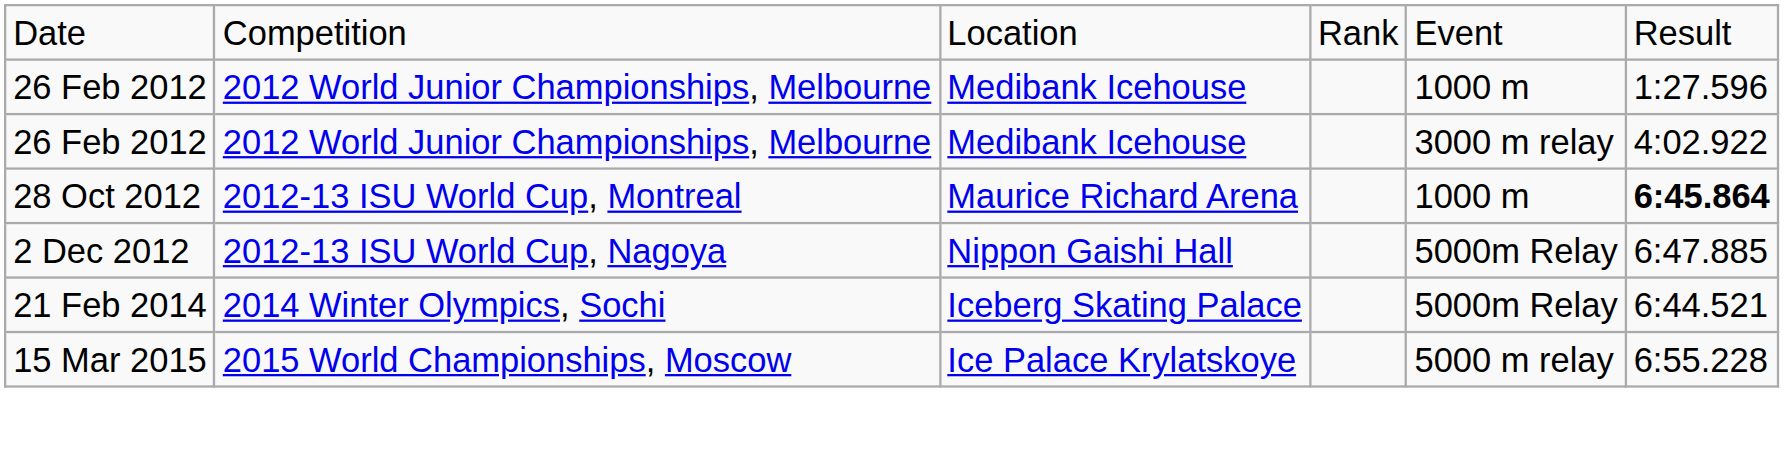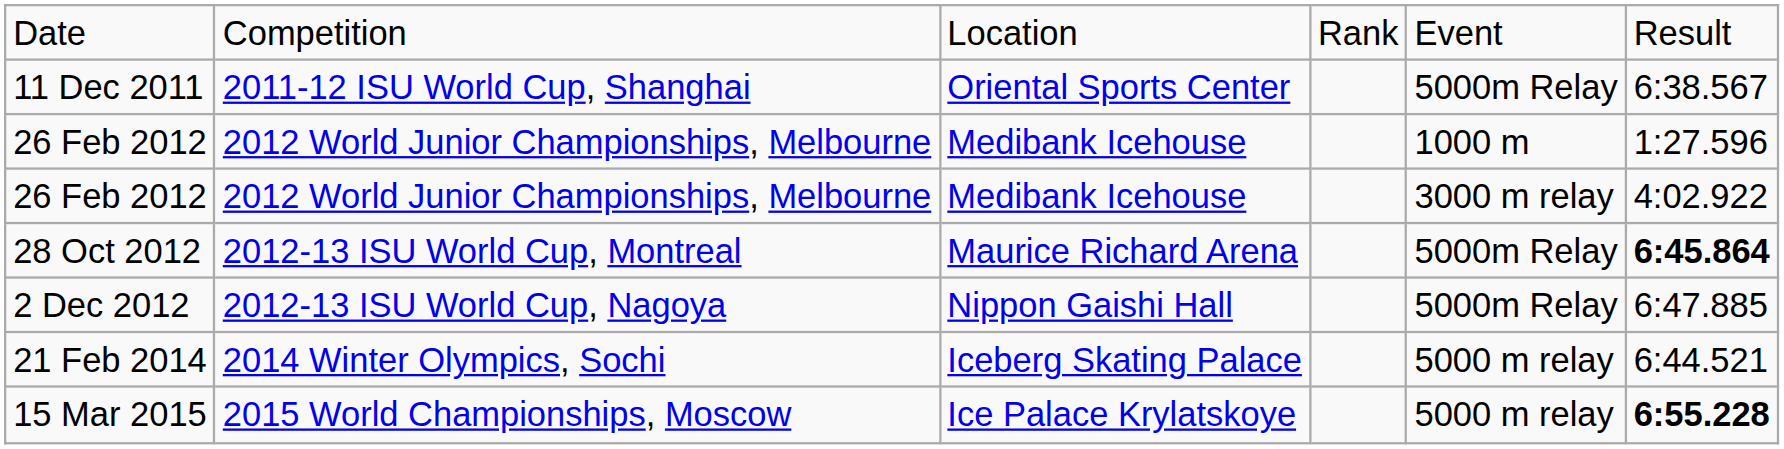+ row: (108, 87)
(1472, 196) 1000 m -> (1516, 251) 5000m Relay
(1516, 306) 5000m Relay -> (1514, 360) 5000 m relay
(1701, 360) normal -> (1702, 415) bold
